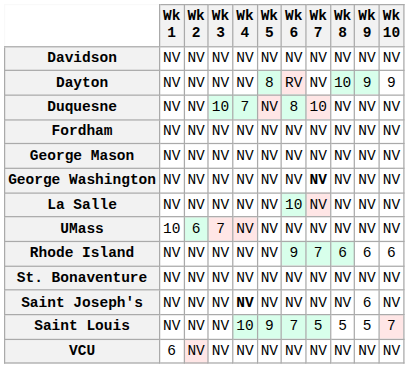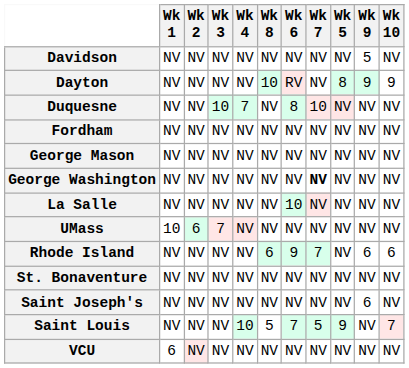columns swapped: (269, 25) <-> (343, 25)
(367, 58) NV -> (367, 58) 5
(245, 302) bold -> (245, 302) normal
(367, 326) 5 -> (367, 326) NV
